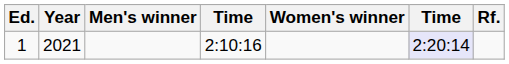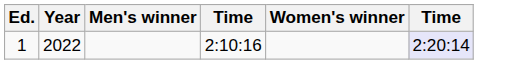- column: (489, 18)
(62, 45) 2021 -> (62, 45) 2022
